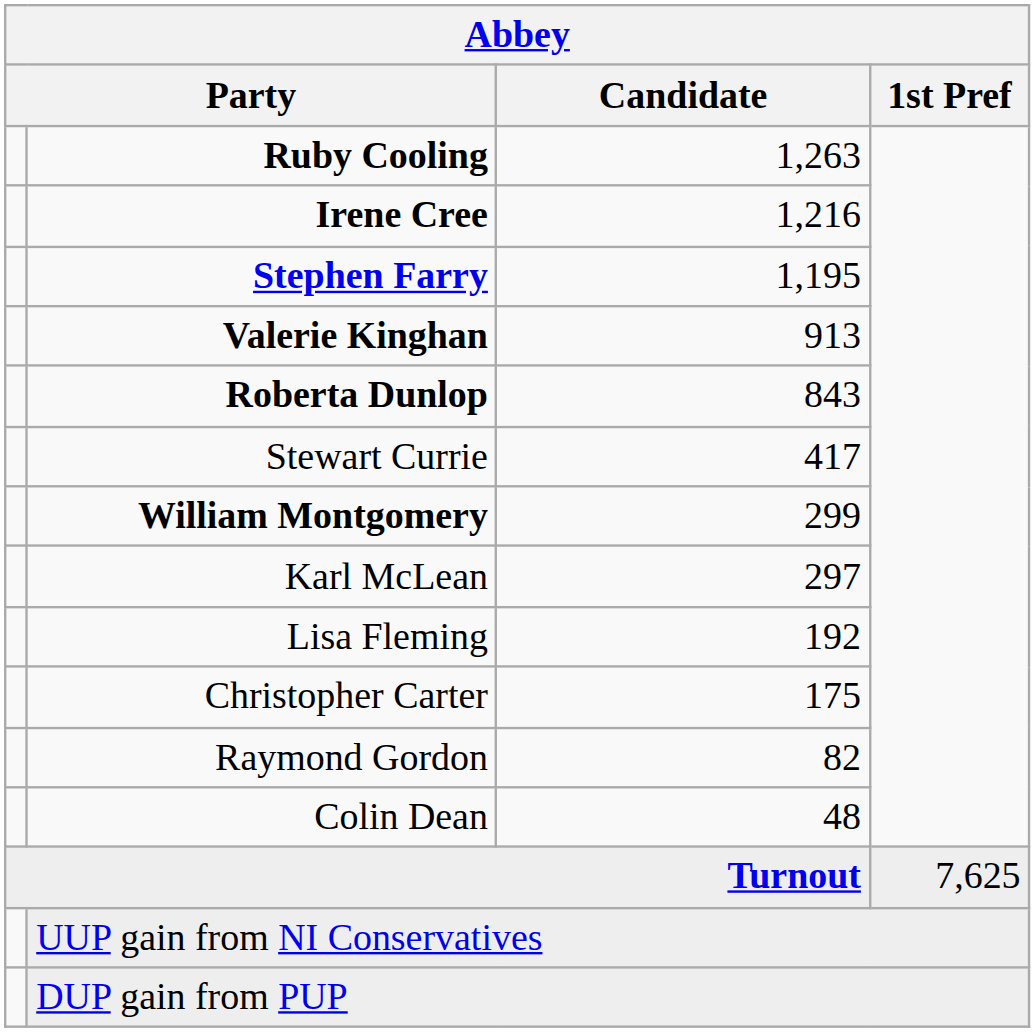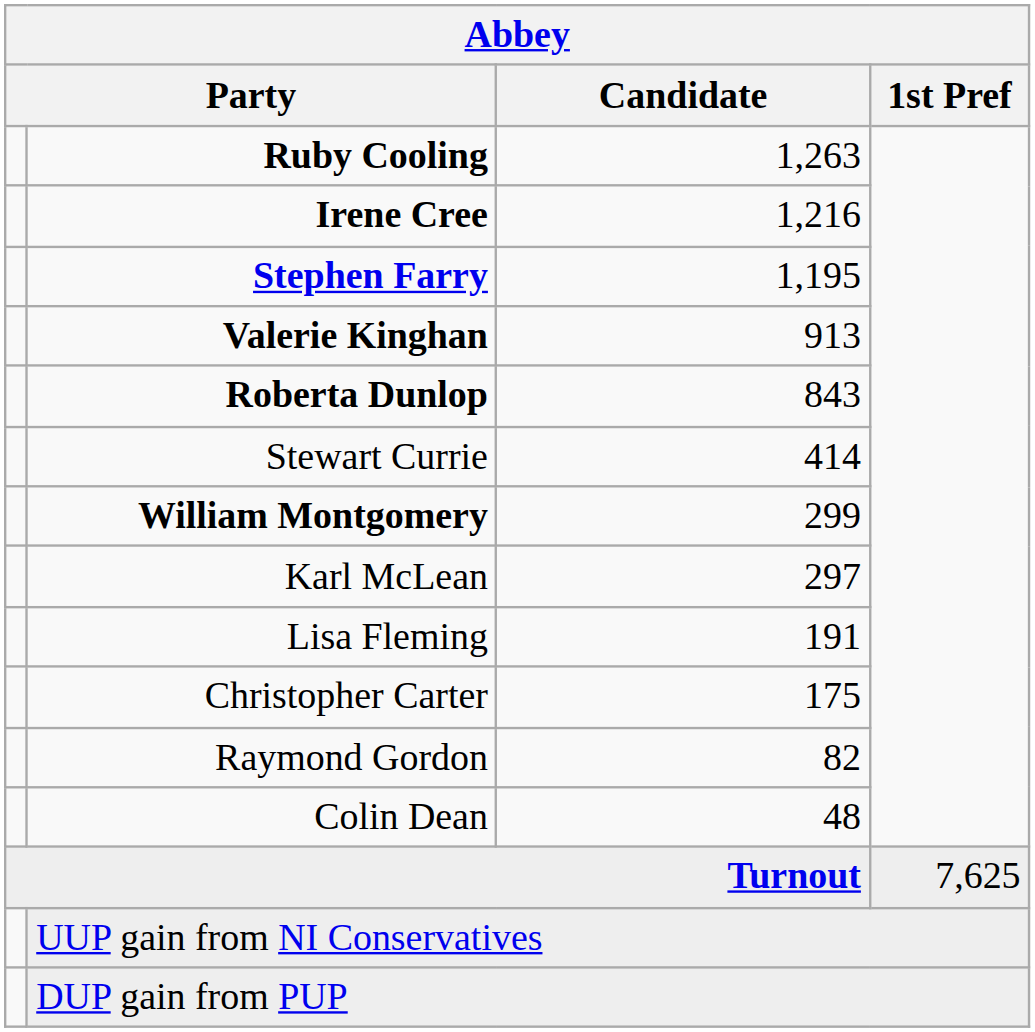(832, 455) 417 -> (832, 455) 414
(832, 635) 192 -> (832, 635) 191
